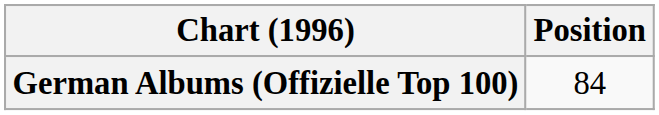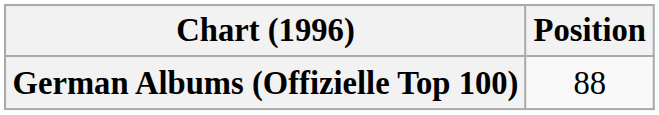(590, 82) 84 -> (590, 82) 88
